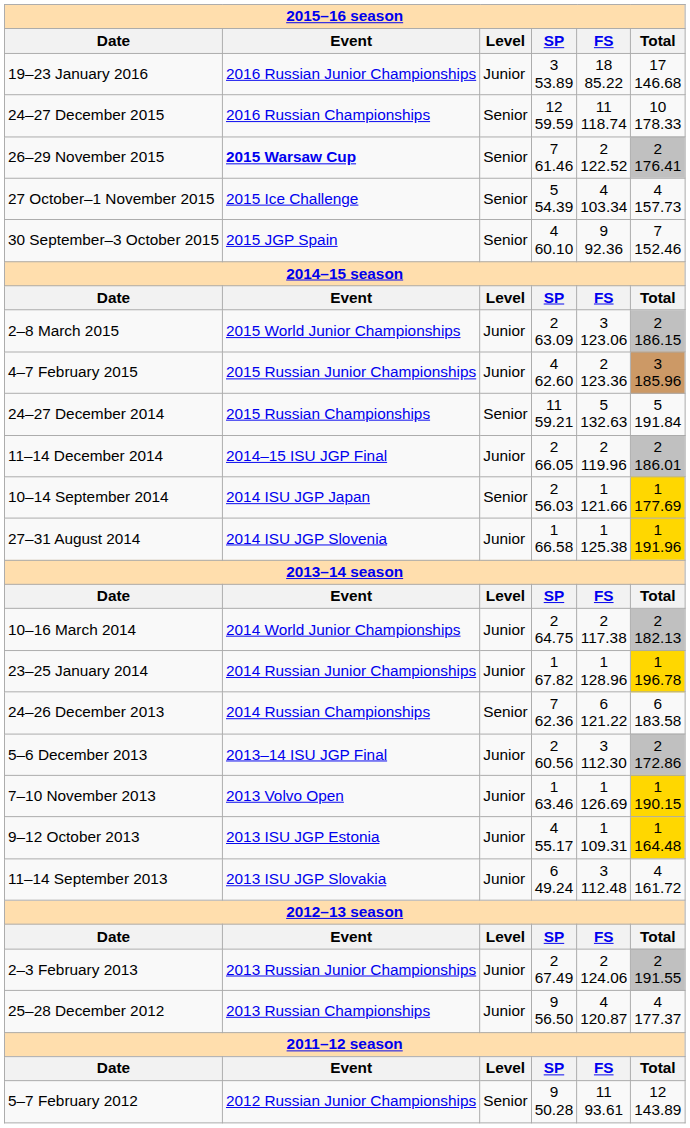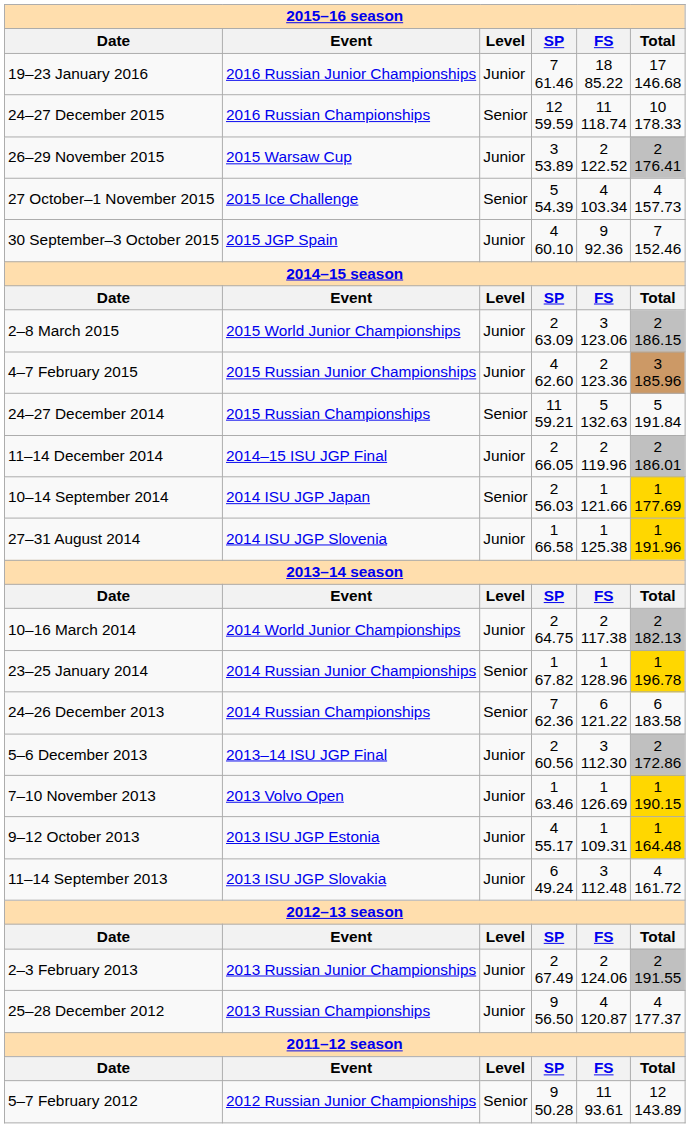(554, 74) 3 53.89 -> (554, 74) 7 61.46
(291, 157) bold -> (289, 157) normal
(505, 157) Senior -> (504, 157) Junior
(554, 157) 7 61.46 -> (554, 157) 3 53.89
(505, 240) Senior -> (504, 240) Junior
(504, 671) Junior -> (505, 671) Senior
